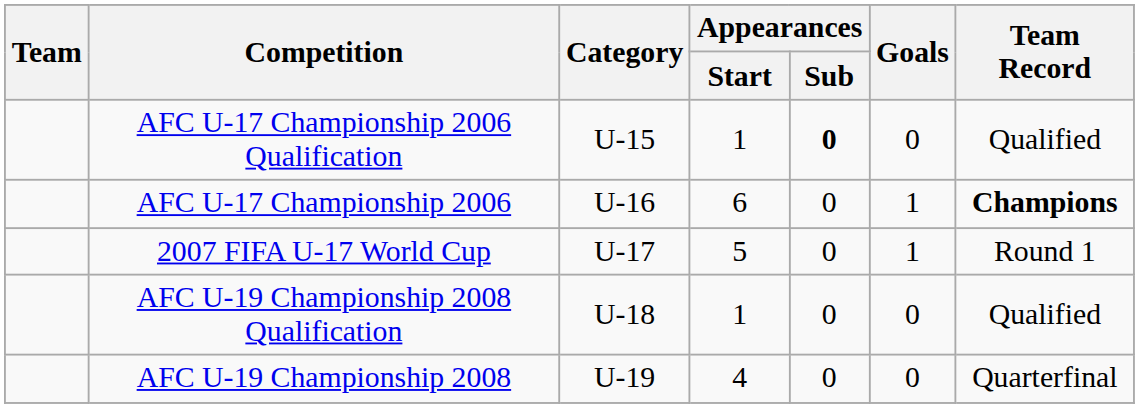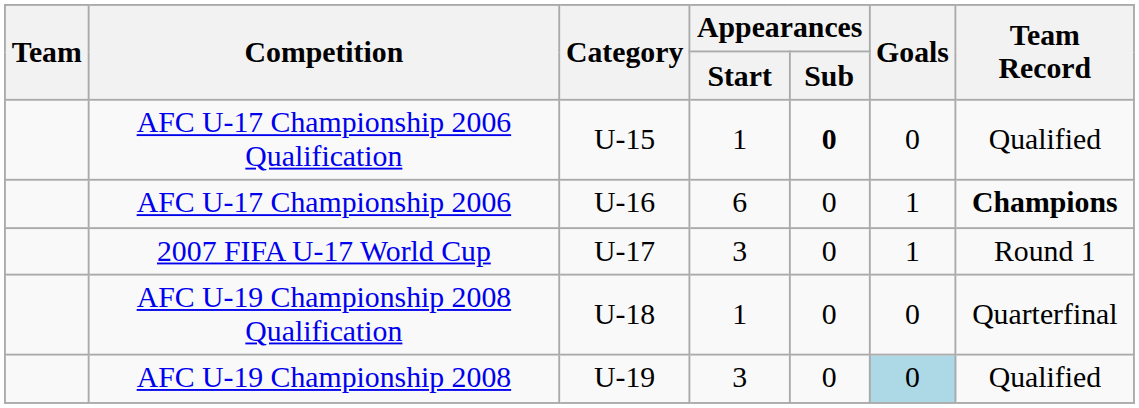(740, 250) 5 -> (740, 250) 3
(1045, 314) Qualified -> (1045, 314) Quarterfinal
(740, 378) 4 -> (740, 378) 3
(912, 378) no background -> (912, 378) lightblue background
(1045, 378) Quarterfinal -> (1045, 378) Qualified
